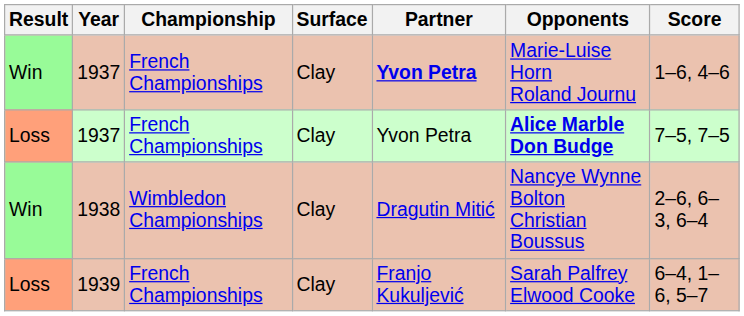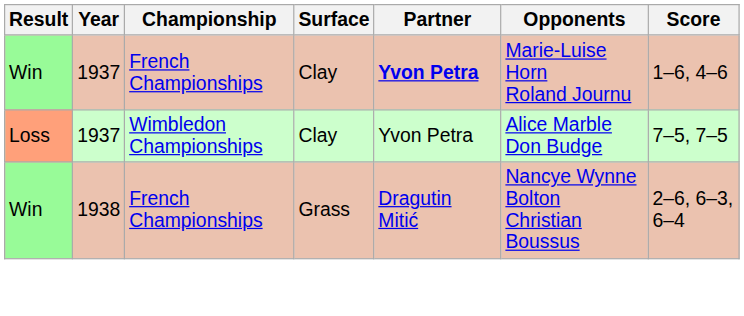(196, 135) French Championships -> (196, 135) Wimbledon Championships
(567, 135) bold -> (559, 135) normal
(196, 209) Wimbledon Championships -> (196, 209) French Championships
(316, 209) Clay -> (324, 209) Grass
- row: (30, 284)
